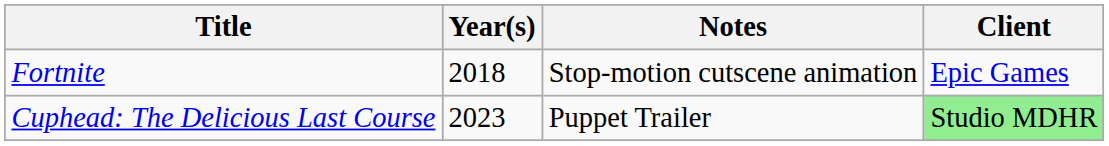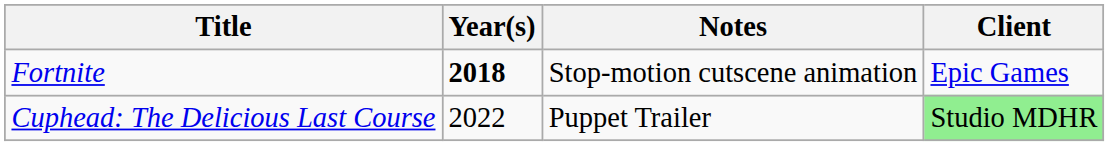(477, 72) normal -> (477, 72) bold
(477, 117) 2023 -> (477, 117) 2022
